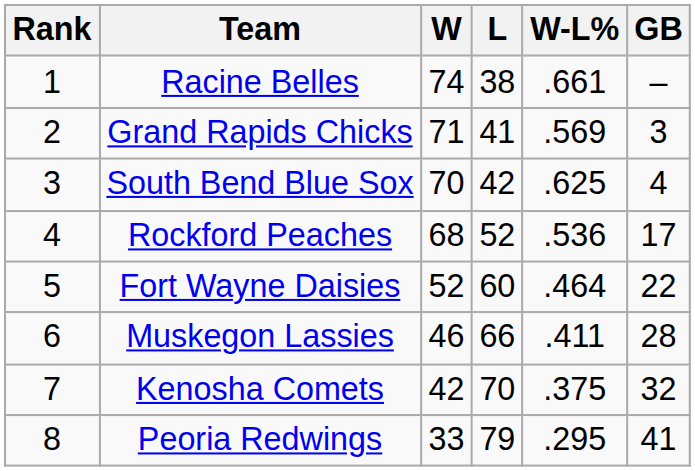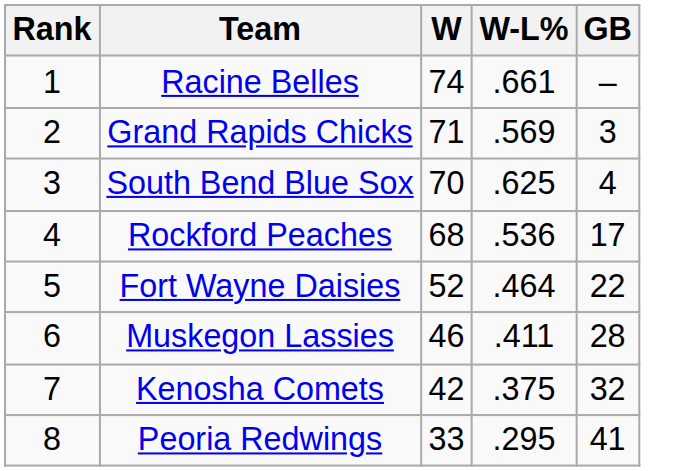- column: (497, 30)
